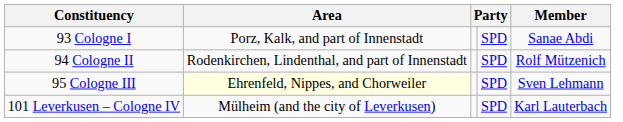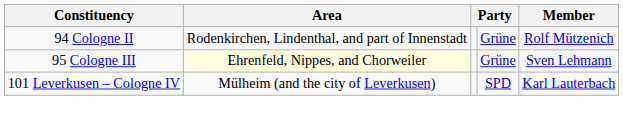- row: (94, 38)
(494, 60) SPD -> (498, 38) Grüne
(494, 83) SPD -> (498, 60) Grüne
